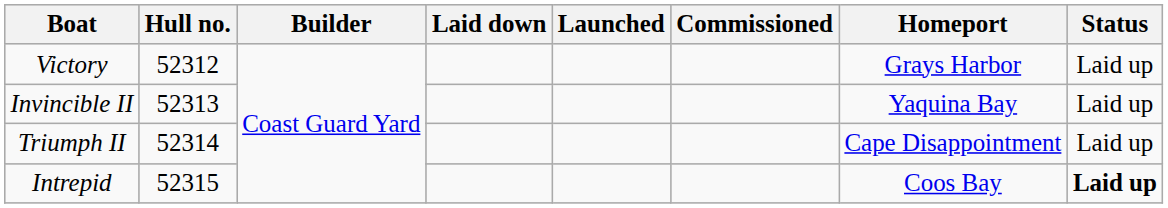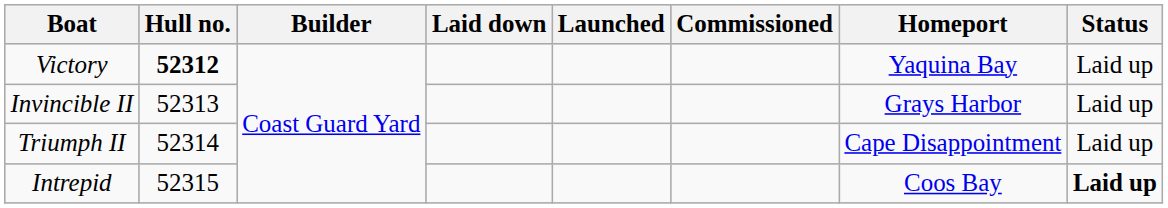(188, 63) normal -> (188, 63) bold
(953, 63) Grays Harbor -> (953, 63) Yaquina Bay
(953, 103) Yaquina Bay -> (953, 103) Grays Harbor
